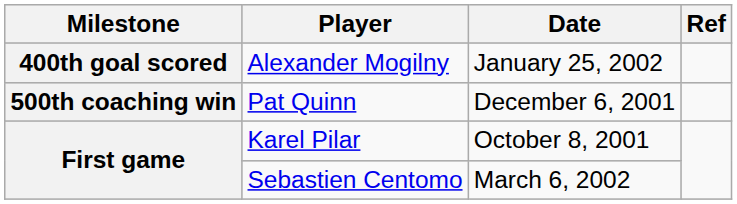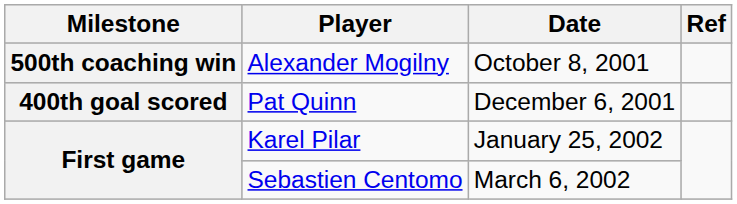(123, 62) 400th goal scored -> (123, 62) 500th coaching win
(568, 62) January 25, 2002 -> (562, 62) October 8, 2001
(123, 101) 500th coaching win -> (123, 101) 400th goal scored
(562, 140) October 8, 2001 -> (568, 140) January 25, 2002
